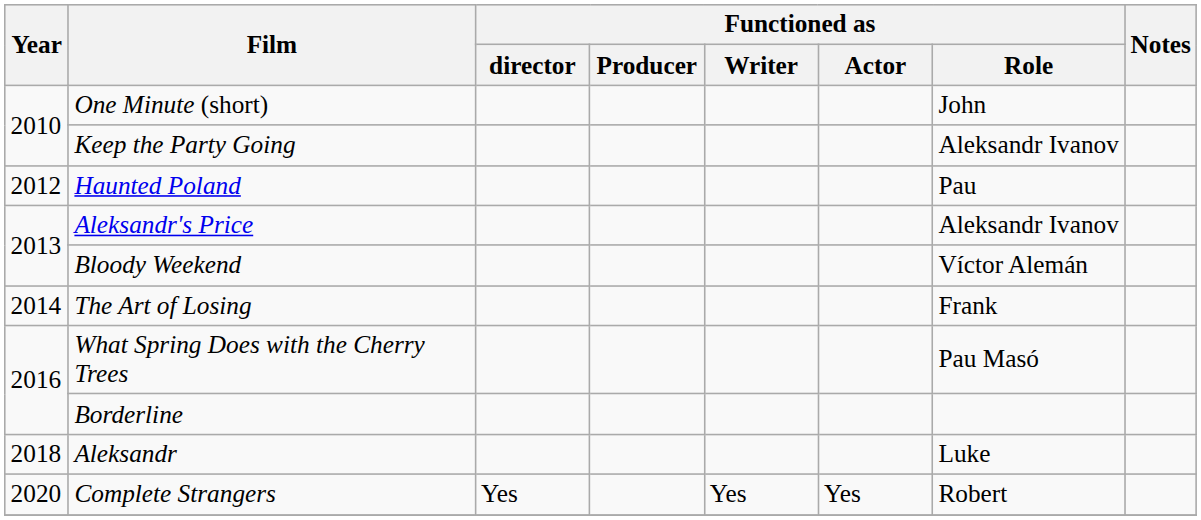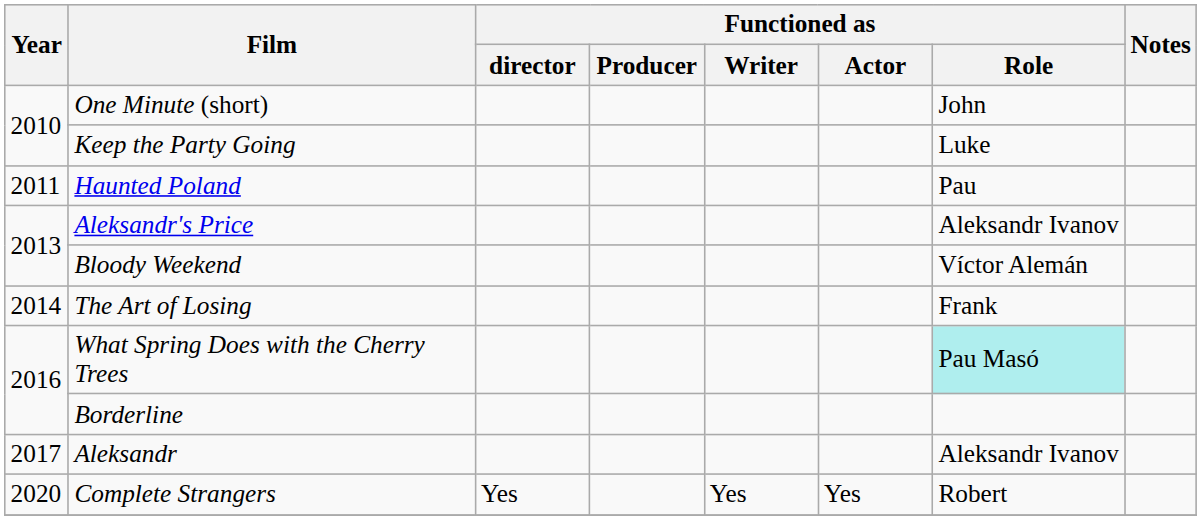(1029, 144) Aleksandr Ivanov -> (964, 144) Luke
(36, 184) 2012 -> (35, 184) 2011
(989, 359) no background -> (989, 359) paleturquoise background
(36, 453) 2018 -> (36, 453) 2017
(964, 453) Luke -> (1029, 453) Aleksandr Ivanov
